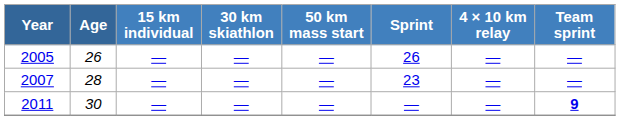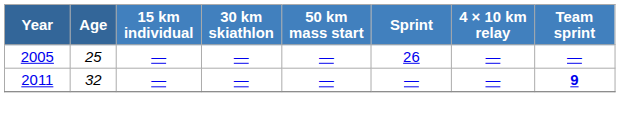(93, 57) 26 -> (93, 57) 25
- row: (37, 80)
(93, 104) 30 -> (93, 80) 32
